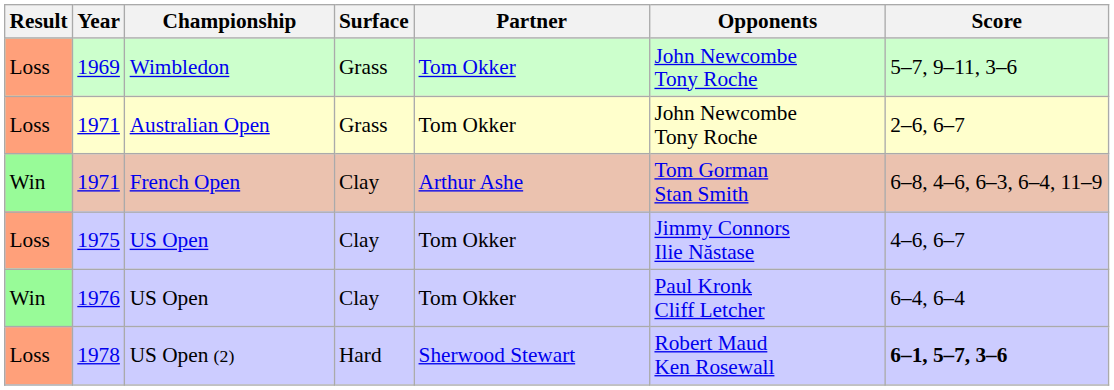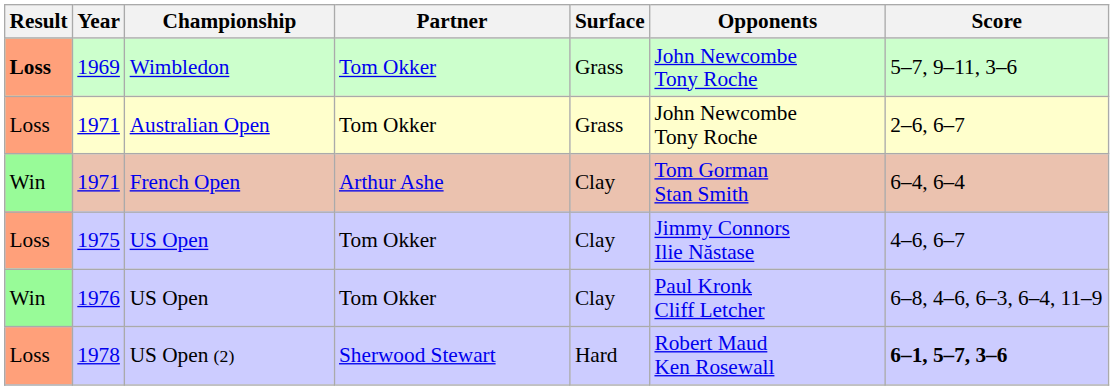columns swapped: (374, 21) <-> (532, 21)
(30, 67) normal -> (30, 67) bold
(996, 182) 6–8, 4–6, 6–3, 6–4, 11–9 -> (928, 182) 6–4, 6–4
(928, 297) 6–4, 6–4 -> (996, 297) 6–8, 4–6, 6–3, 6–4, 11–9
